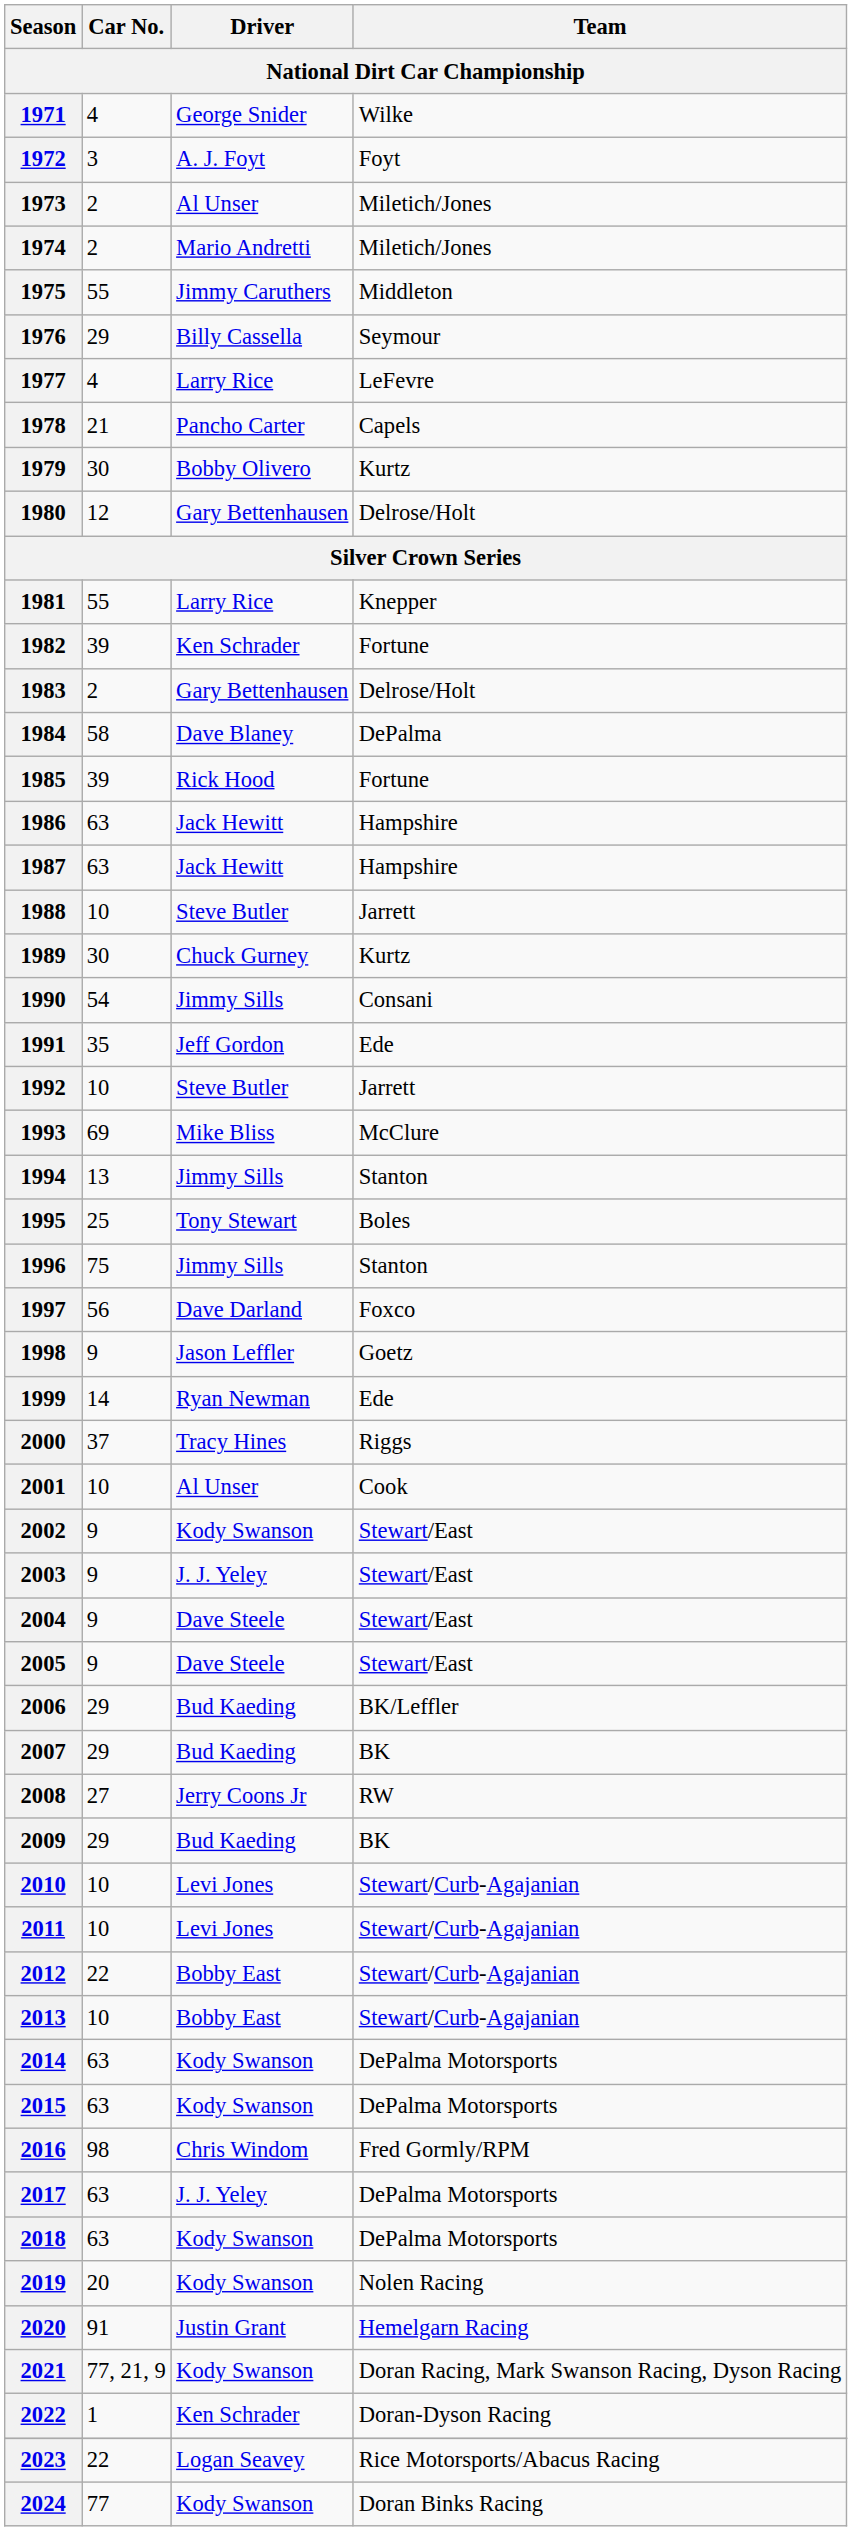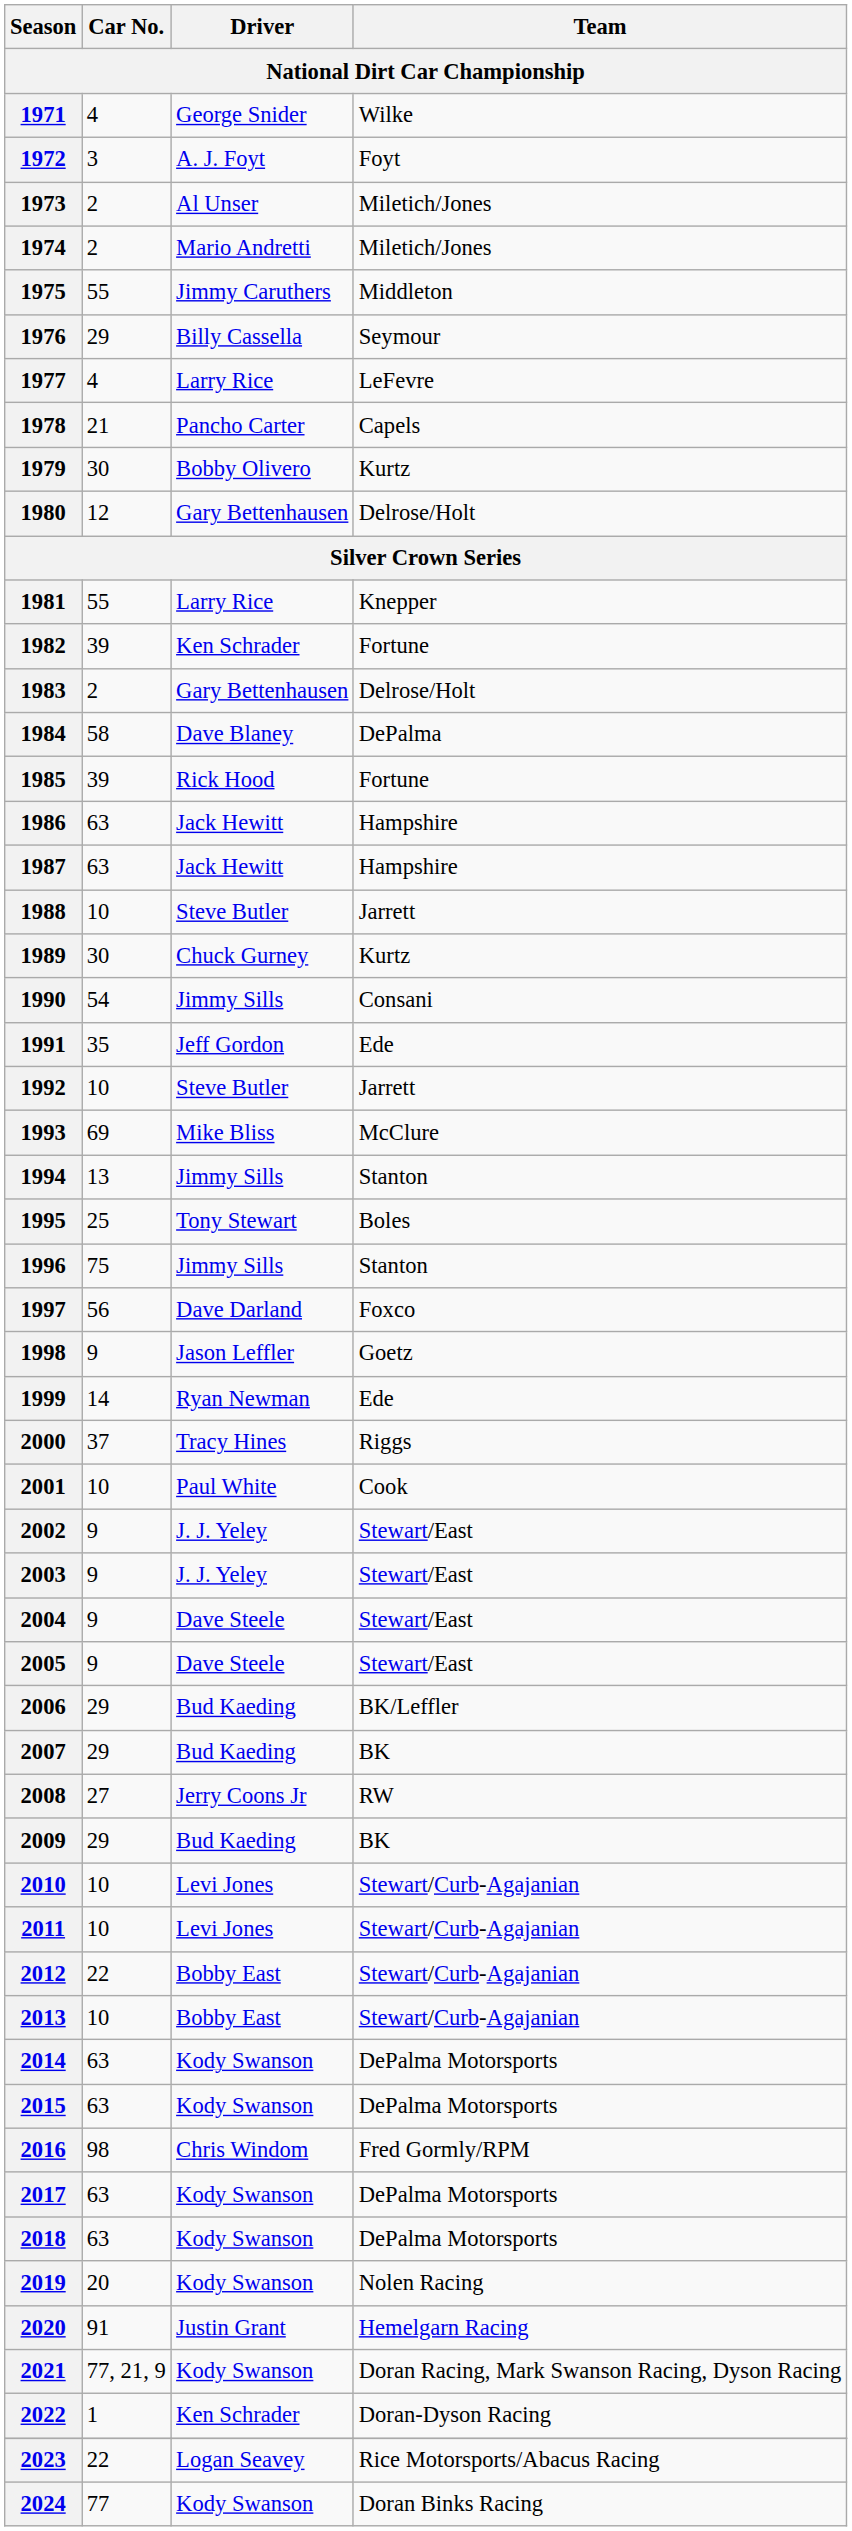(217, 1486) Al Unser -> (226, 1486) Paul White
(245, 1530) Kody Swanson -> (222, 1530) J. J. Yeley
(222, 2194) J. J. Yeley -> (245, 2194) Kody Swanson
